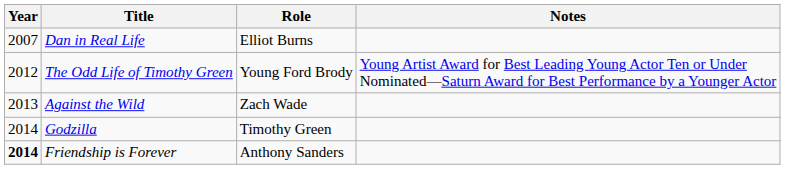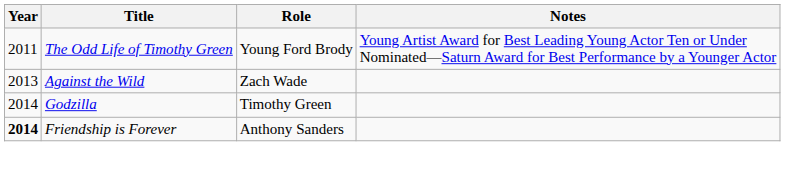- row: (95, 40)
(23, 72) 2012 -> (23, 48) 2011
